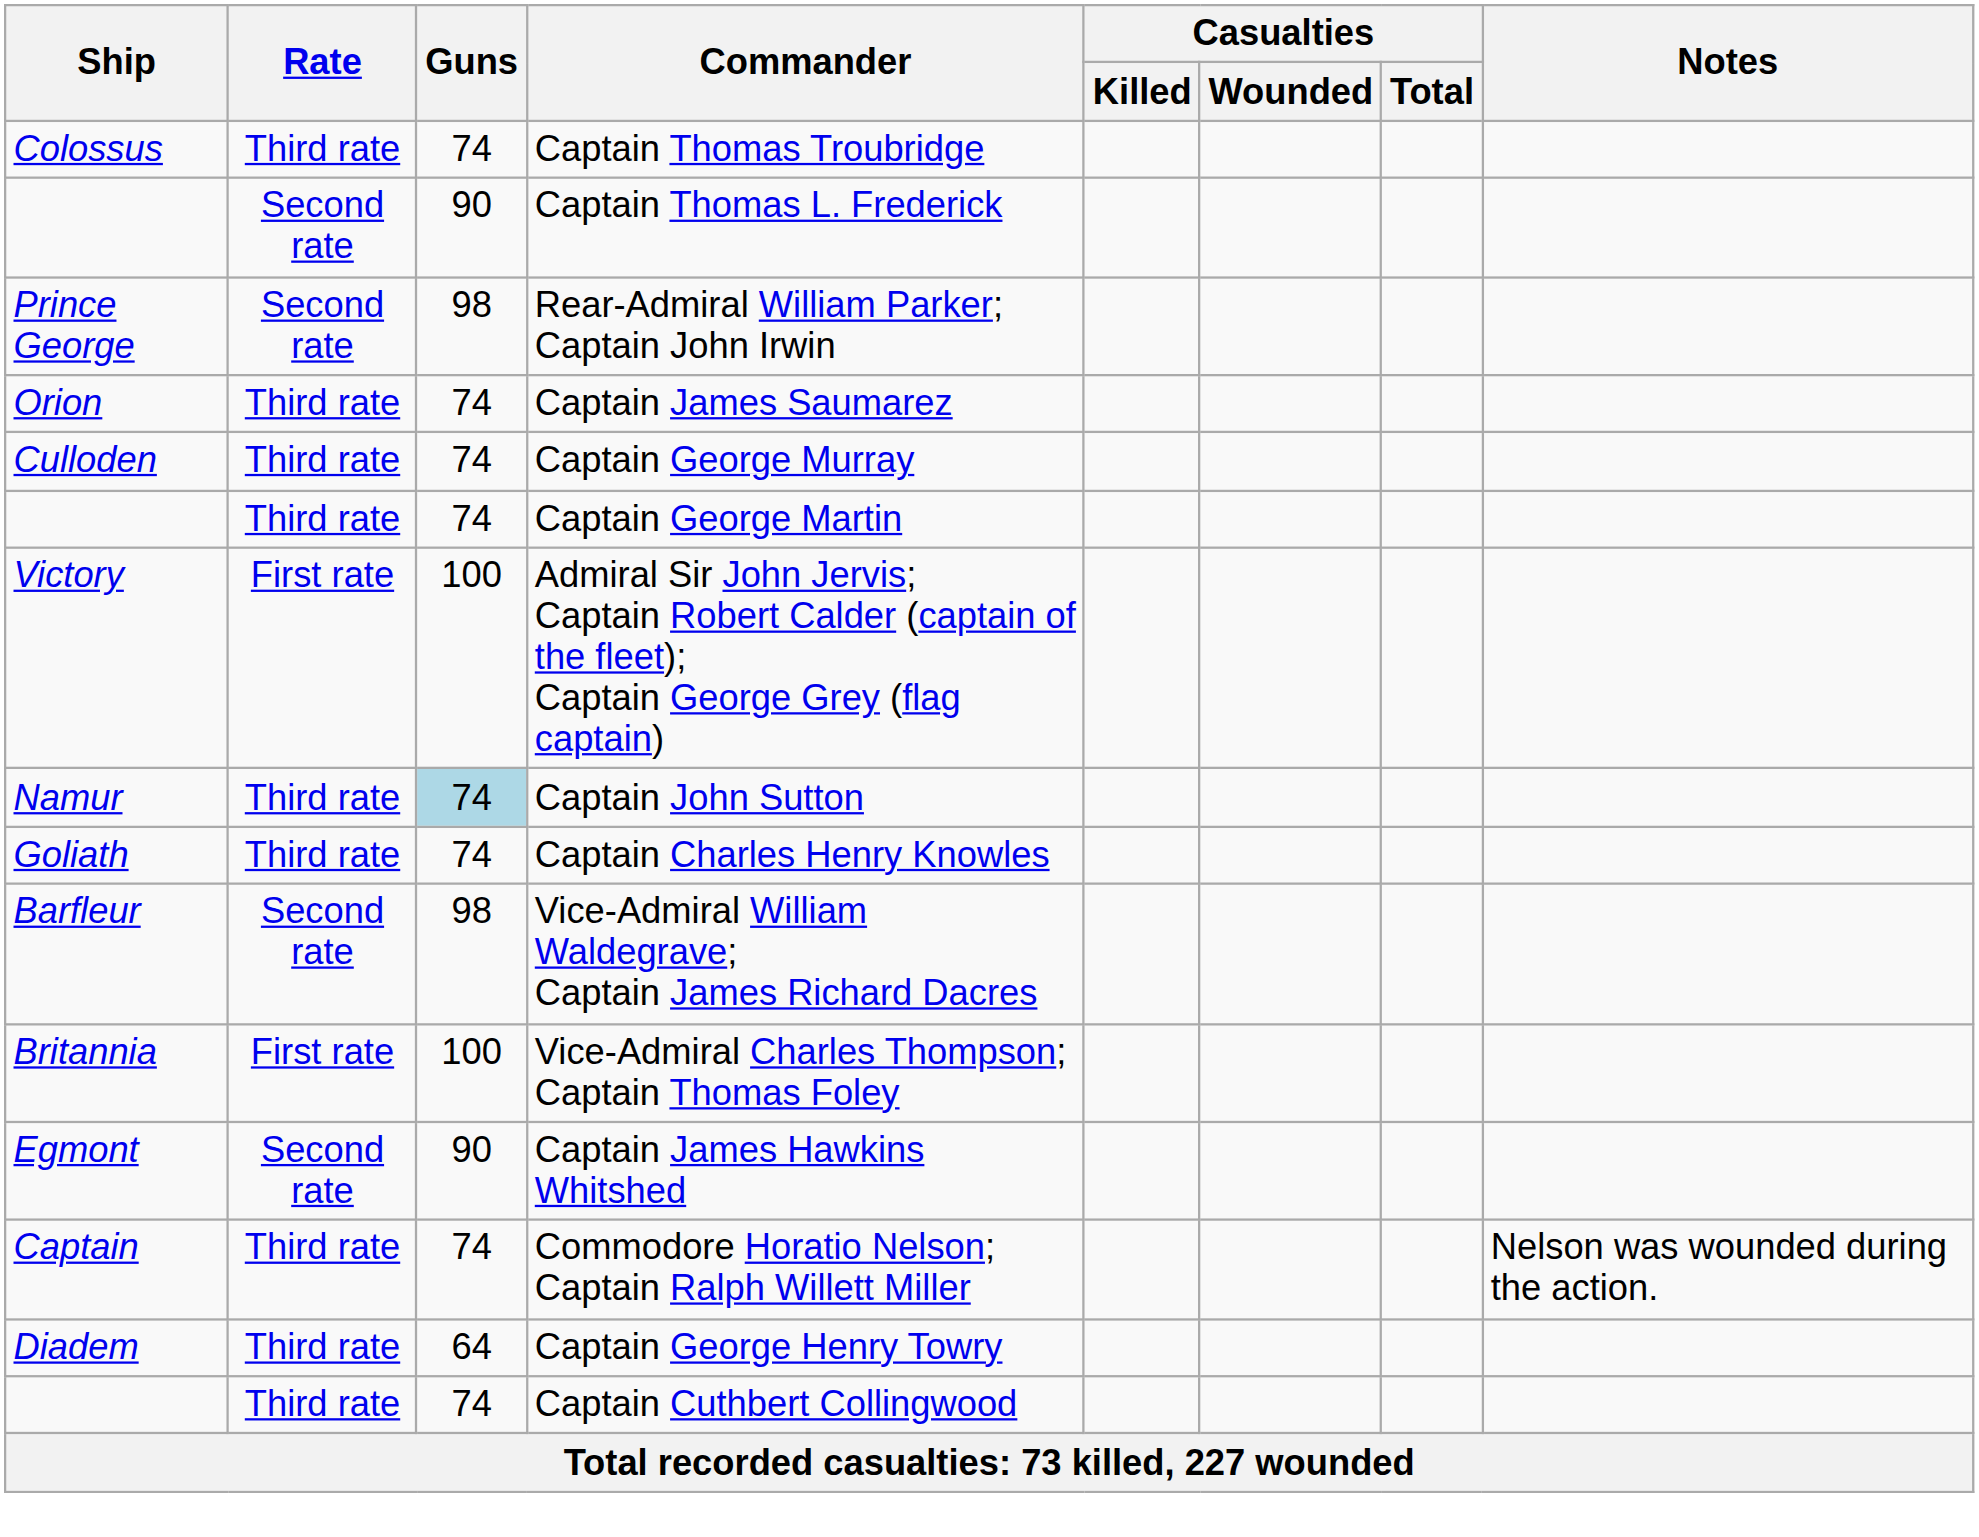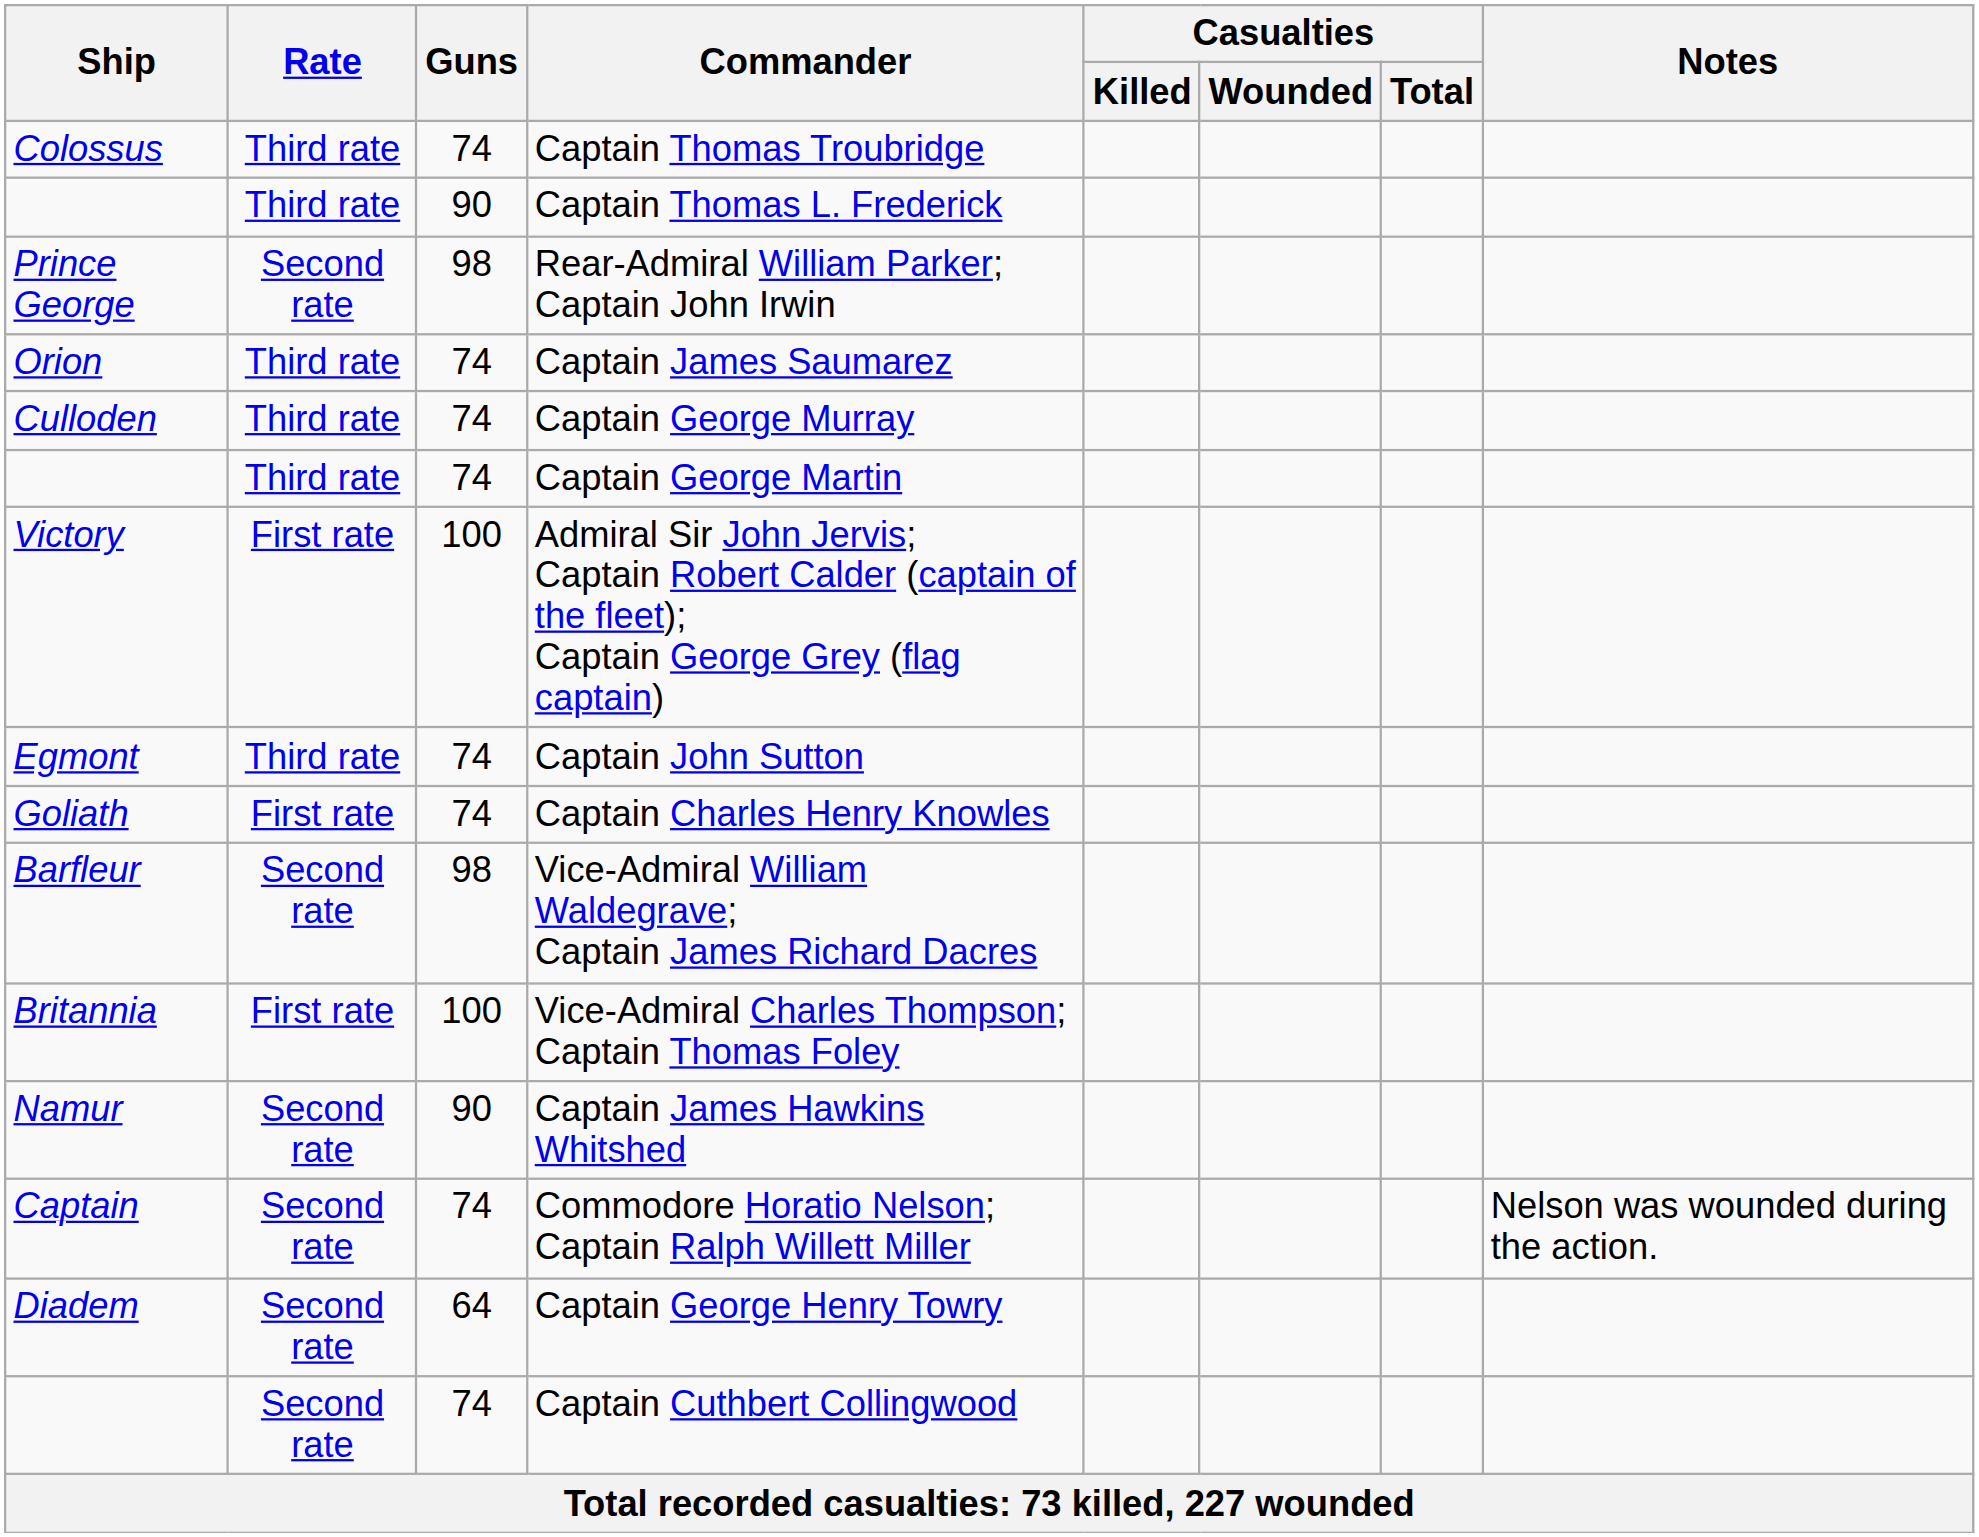(322, 226) Second rate -> (323, 206) Third rate
(68, 796) Namur -> (76, 756) Egmont
(472, 796) lightblue background -> (472, 756) no background
(323, 854) Third rate -> (323, 813) First rate
(76, 1149) Egmont -> (68, 1108) Namur
(323, 1248) Third rate -> (322, 1227) Second rate
(323, 1346) Third rate -> (322, 1326) Second rate
(323, 1404) Third rate -> (322, 1424) Second rate
